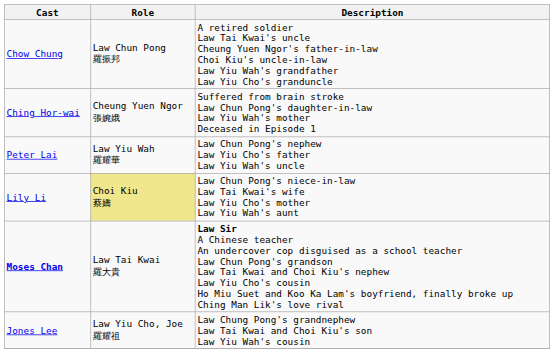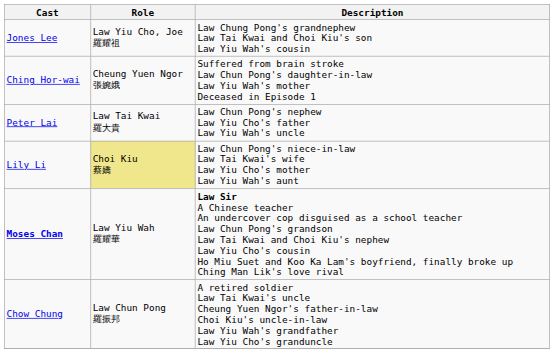rows swapped: (35, 54) <-> (32, 330)
(124, 154) Law Yiu Wah 羅耀華 -> (126, 122) Law Tai Kwai 羅大貴
(126, 266) Law Tai Kwai 羅大貴 -> (124, 233) Law Yiu Wah 羅耀華
